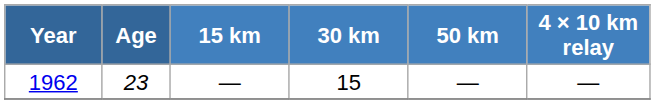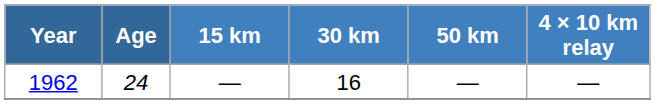(136, 82) 23 -> (136, 82) 24
(349, 82) 15 -> (349, 82) 16
